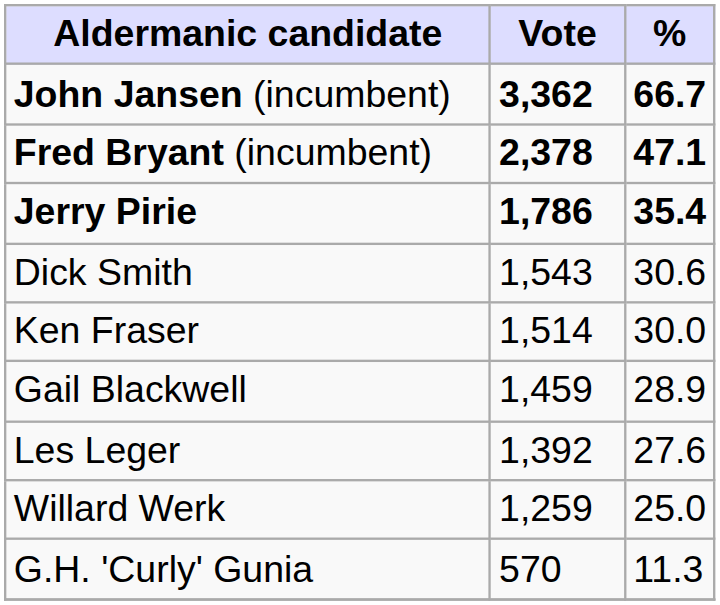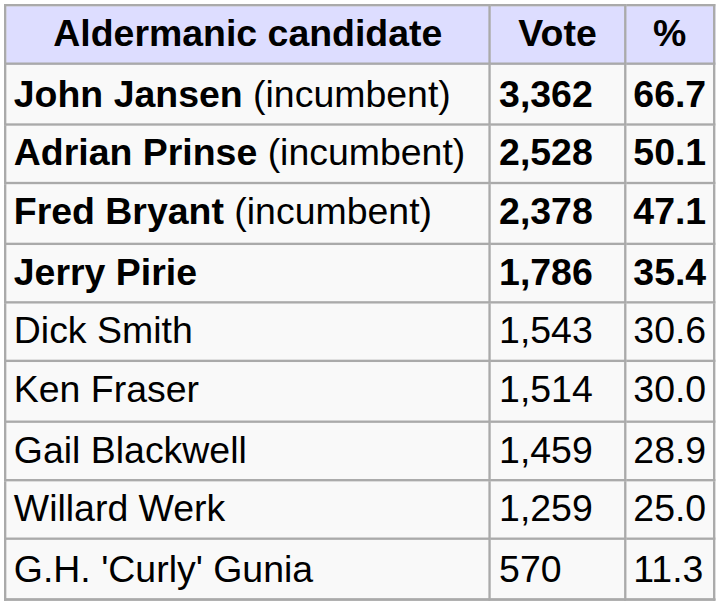+ row: (240, 152)
- row: (97, 449)
